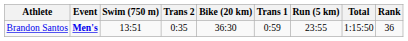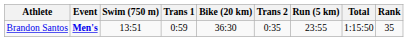columns swapped: (272, 12) <-> (179, 12)
(389, 28) 36 -> (389, 28) 35
